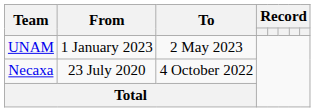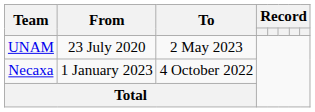(107, 47) 1 January 2023 -> (107, 47) 23 July 2020
(107, 71) 23 July 2020 -> (107, 71) 1 January 2023
